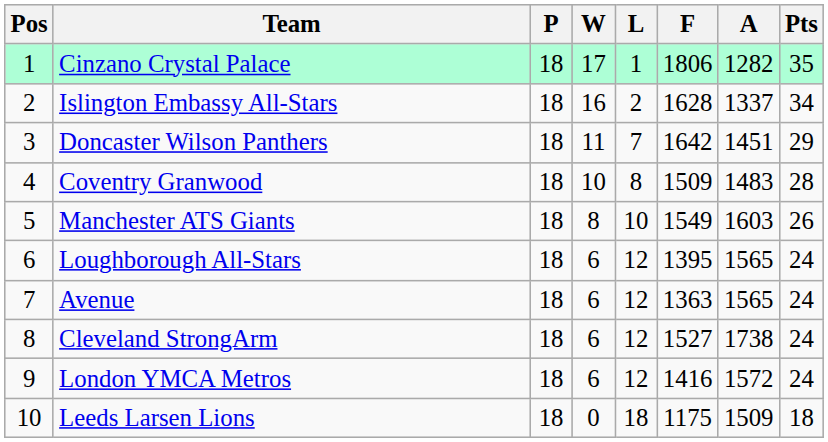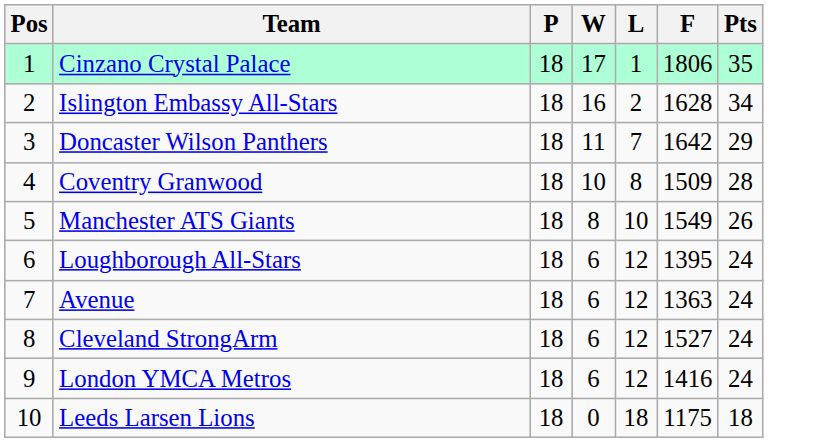- column: (749, 24)
